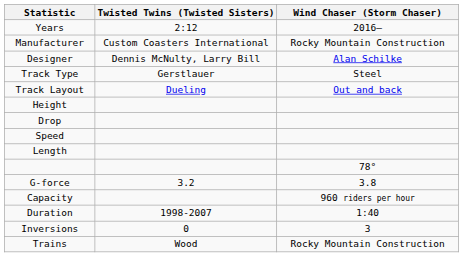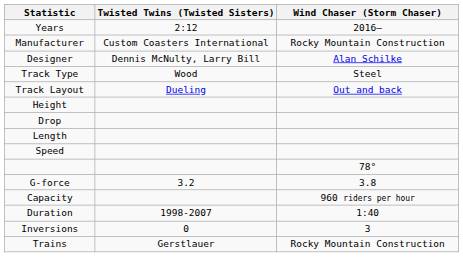(186, 74) Gerstlauer -> (186, 74) Wood
rows swapped: (50, 151) <-> (50, 136)
(186, 244) Wood -> (186, 244) Gerstlauer
